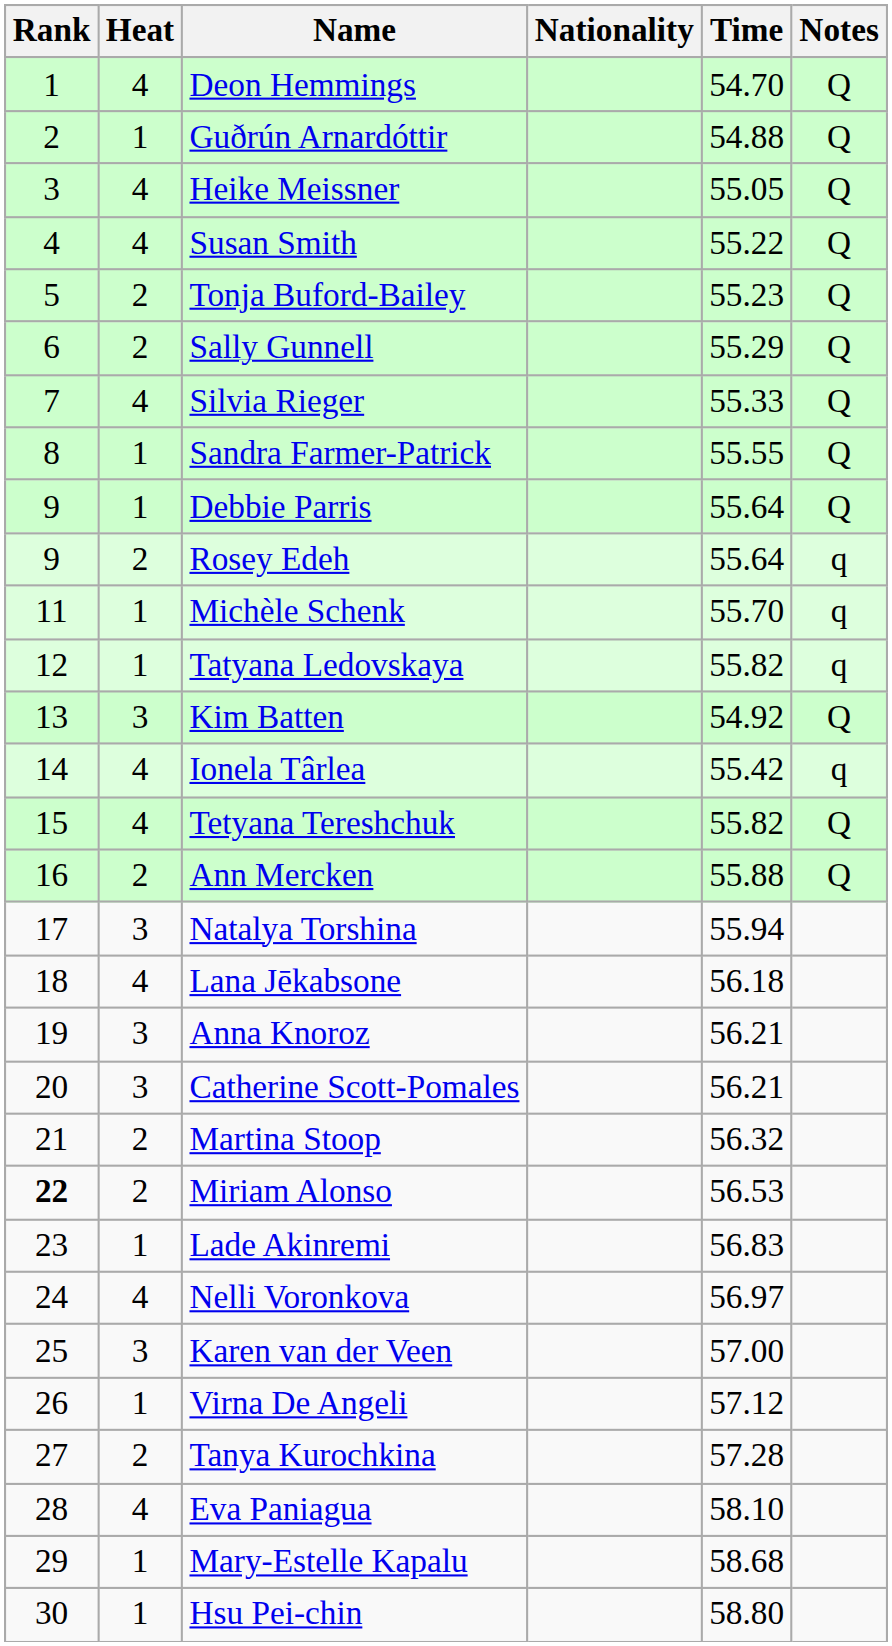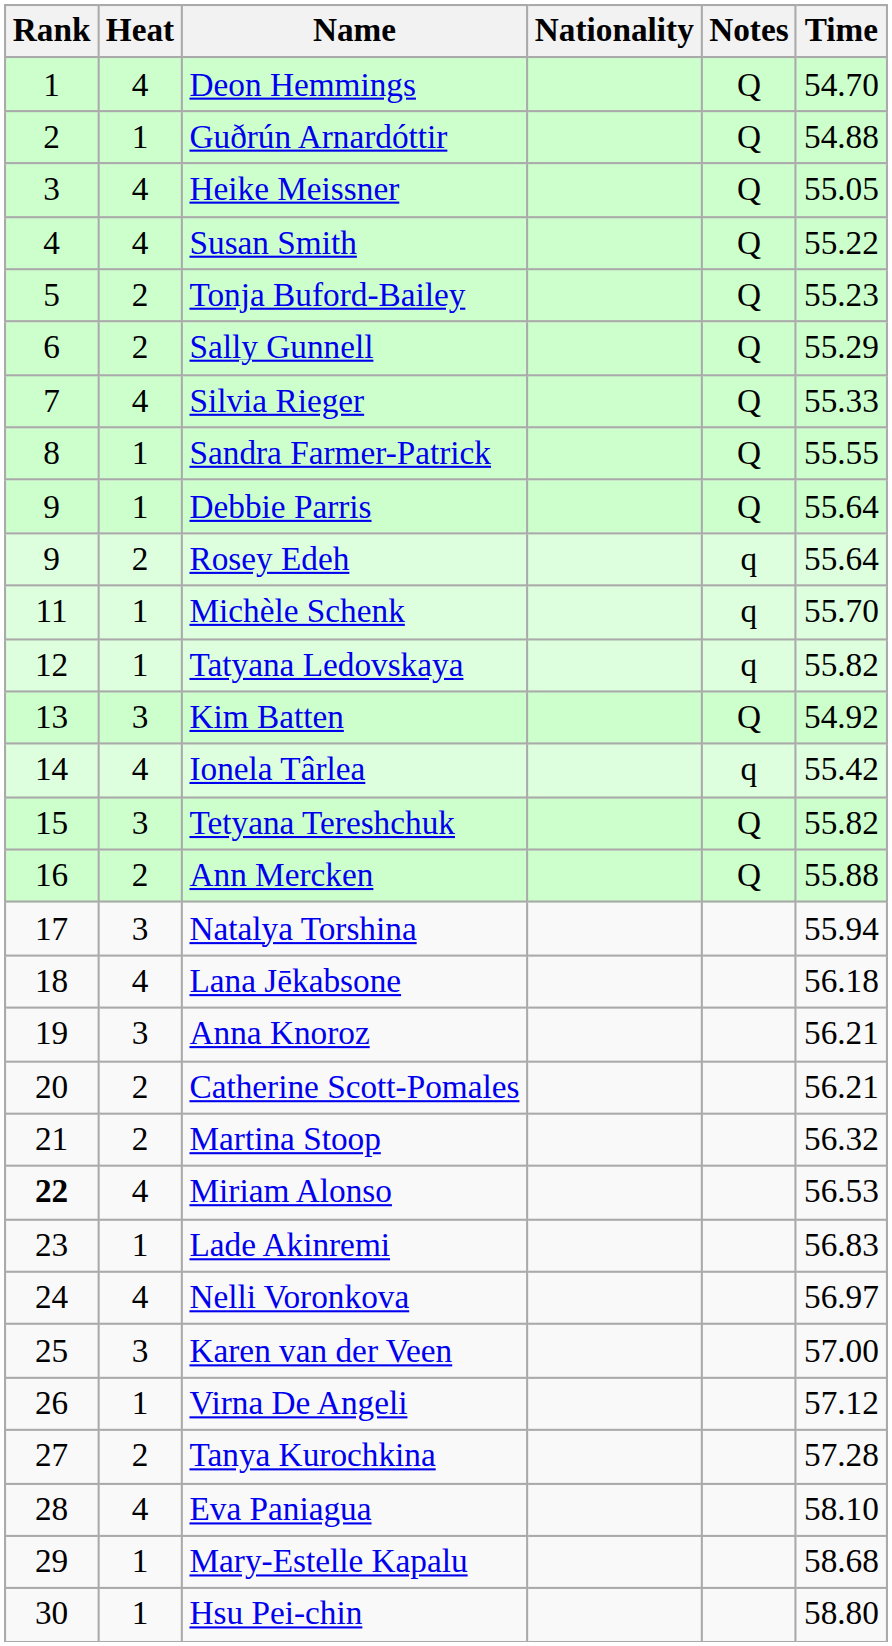columns swapped: (747, 30) <-> (839, 30)
(140, 822) 4 -> (140, 822) 3
(140, 1086) 3 -> (140, 1086) 2
(140, 1192) 2 -> (140, 1192) 4
